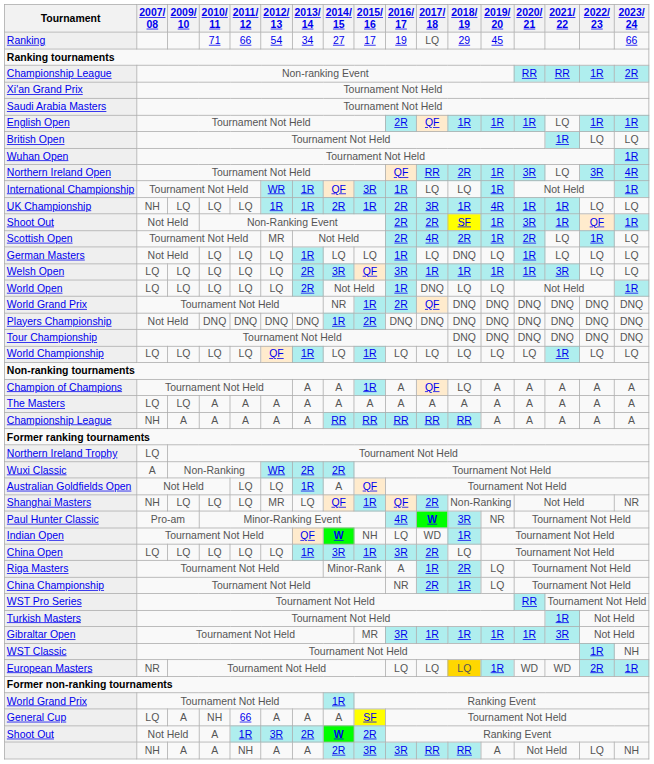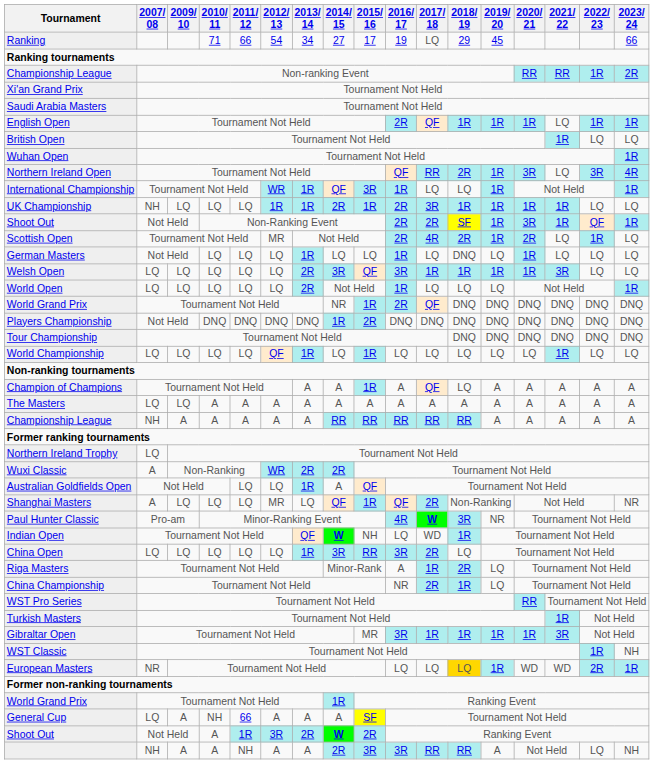(497, 205) 4R -> (497, 205) 1R
(432, 288) DNQ -> (432, 288) LQ
(152, 502) NH -> (152, 502) A
(370, 552) 1R -> (370, 552) RR
